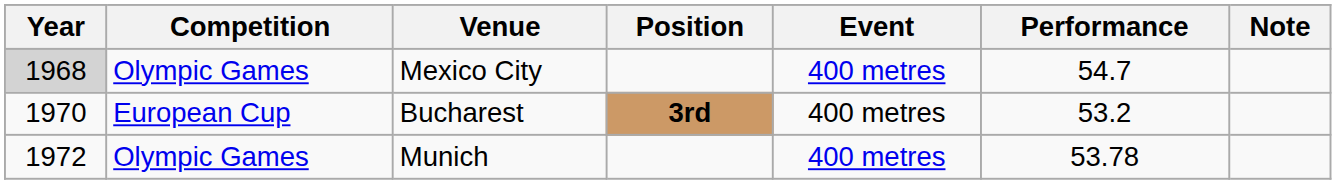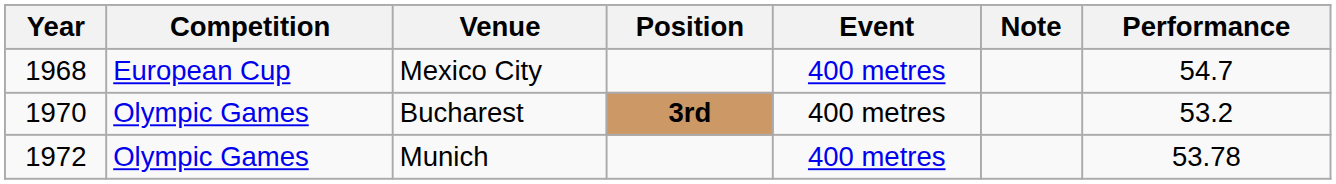columns swapped: (1105, 27) <-> (1280, 27)
(56, 71) lightgrey background -> (56, 71) no background
(211, 71) Olympic Games -> (202, 71) European Cup
(202, 114) European Cup -> (211, 114) Olympic Games
